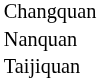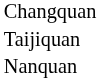rows swapped: (40, 39) <-> (42, 66)
